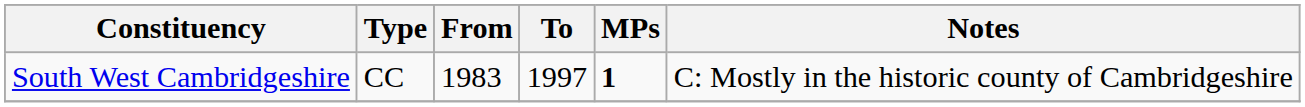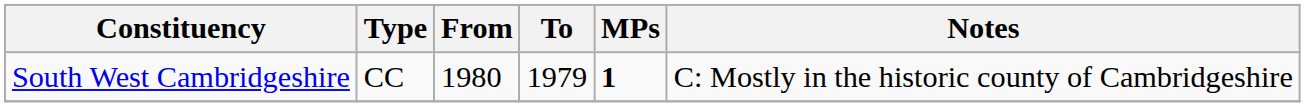(471, 76) 1983 -> (471, 76) 1980
(557, 76) 1997 -> (557, 76) 1979
